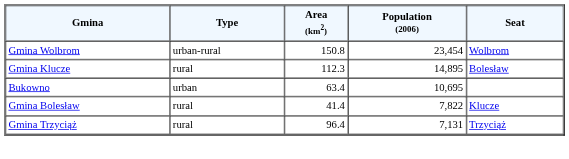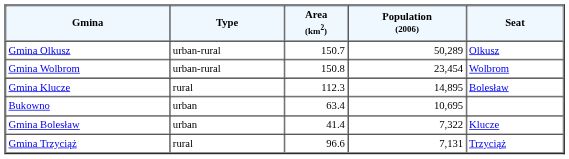+ row: (39, 50)
(183, 106) rural -> (185, 124) urban
(451, 106) 7,822 -> (451, 124) 7,322
(336, 124) 96.4 -> (336, 143) 96.6
